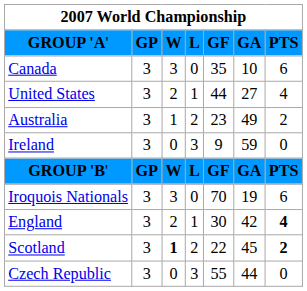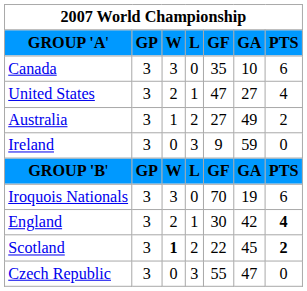(218, 94) 44 -> (218, 94) 47
(218, 119) 23 -> (218, 119) 27
(249, 273) 44 -> (249, 273) 47
